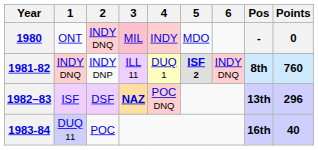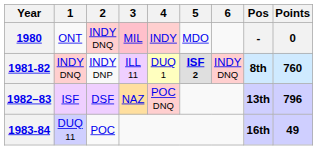(133, 99) bold -> (133, 99) normal
(293, 99) 296 -> (293, 99) 796
(293, 130) 40 -> (293, 130) 49
